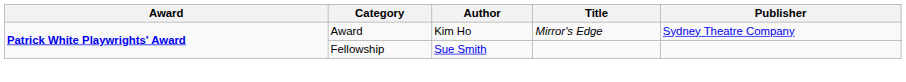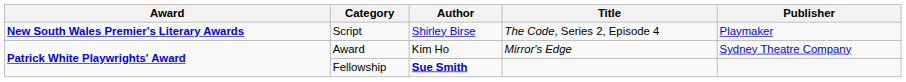+ row: (347, 31)
(460, 49) normal -> (440, 67) bold
